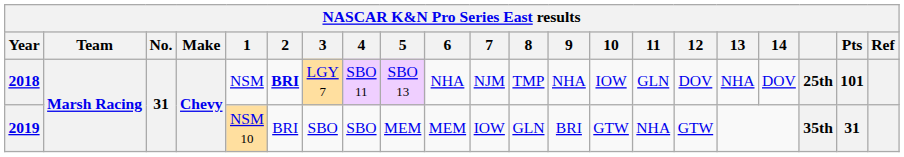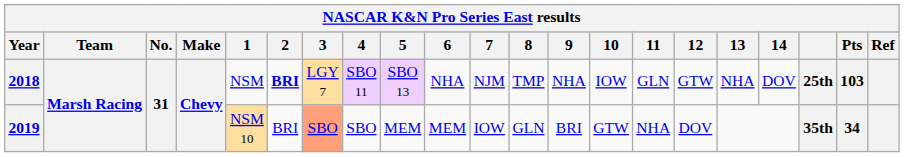(695, 81) DOV -> (695, 81) GTW
(852, 81) 101 -> (852, 81) 103
(323, 128) no background -> (323, 128) lightsalmon background
(695, 128) GTW -> (695, 128) DOV
(852, 128) 31 -> (852, 128) 34
